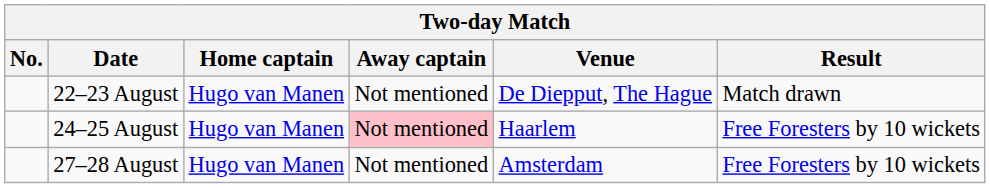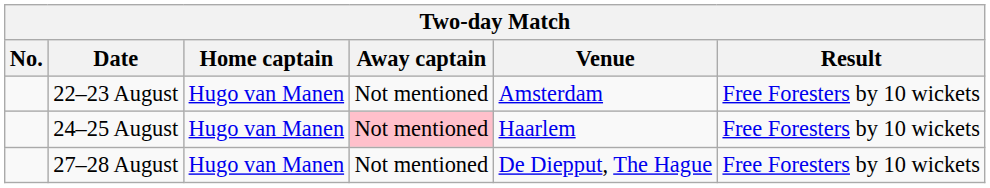(605, 93) De Diepput, The Hague -> (551, 93) Amsterdam
(782, 93) Match drawn -> (851, 93) Free Foresters by 10 wickets
(551, 164) Amsterdam -> (605, 164) De Diepput, The Hague
